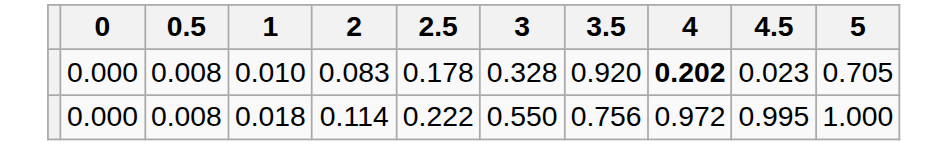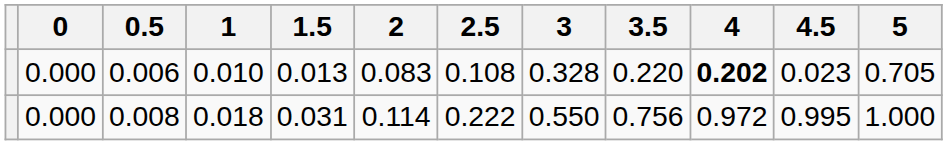+ column: (312, 26)
(186, 71) 0.008 -> (144, 71) 0.006
(438, 71) 0.178 -> (480, 71) 0.108
(606, 71) 0.920 -> (648, 71) 0.220
